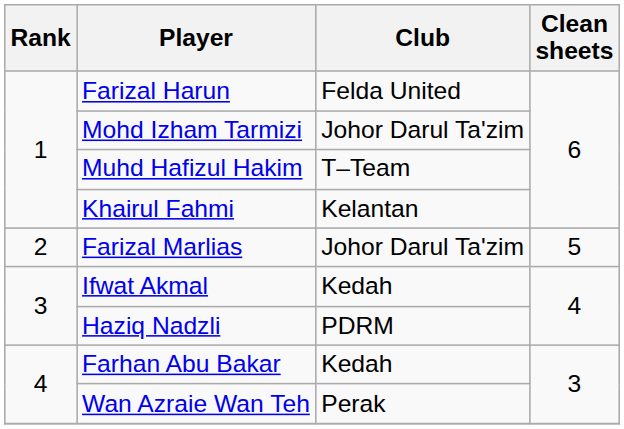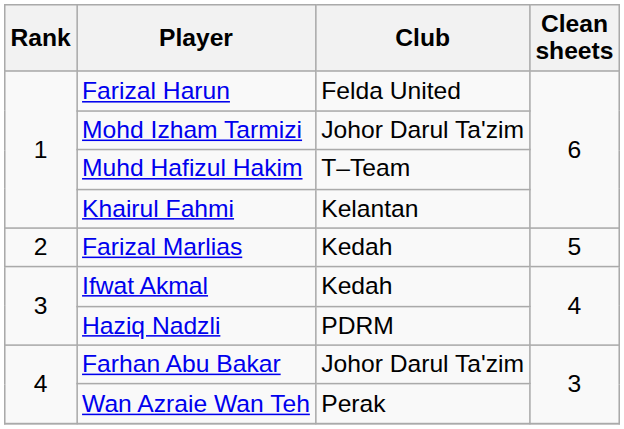(423, 247) Johor Darul Ta'zim -> (357, 247) Kedah
(357, 364) Kedah -> (423, 364) Johor Darul Ta'zim
